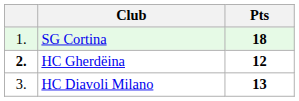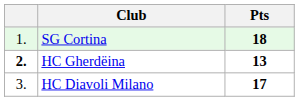(260, 61) 12 -> (260, 61) 13
(260, 84) 13 -> (260, 84) 17
